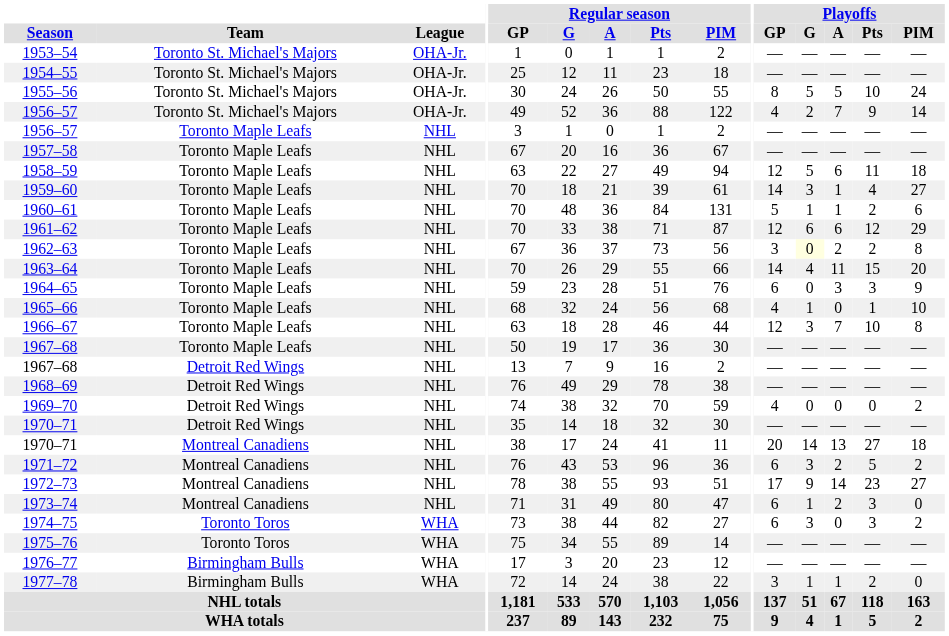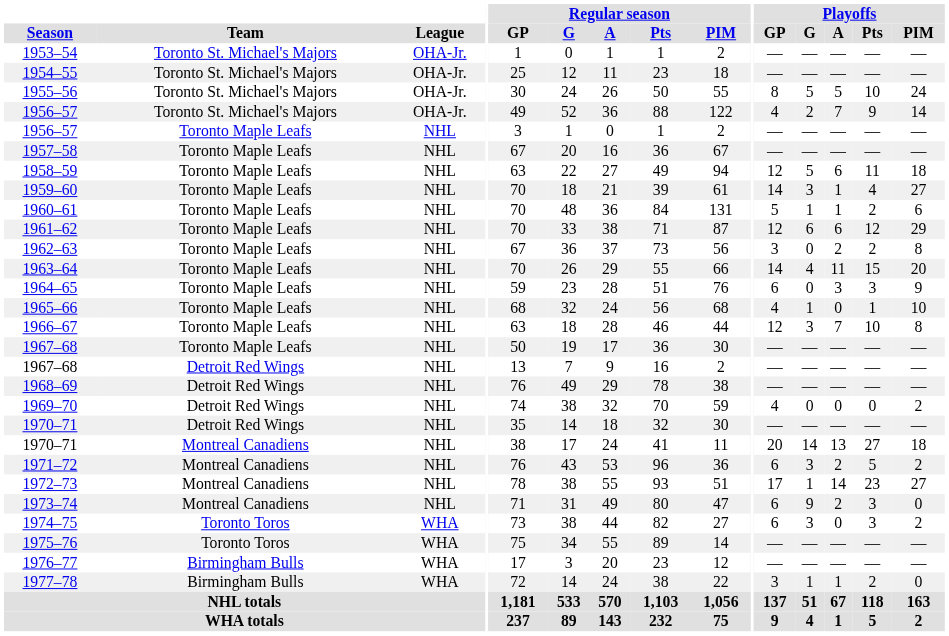(810, 249) lightyellow background -> (810, 249) no background
(810, 484) 9 -> (810, 484) 1
(810, 503) 1 -> (810, 503) 9
